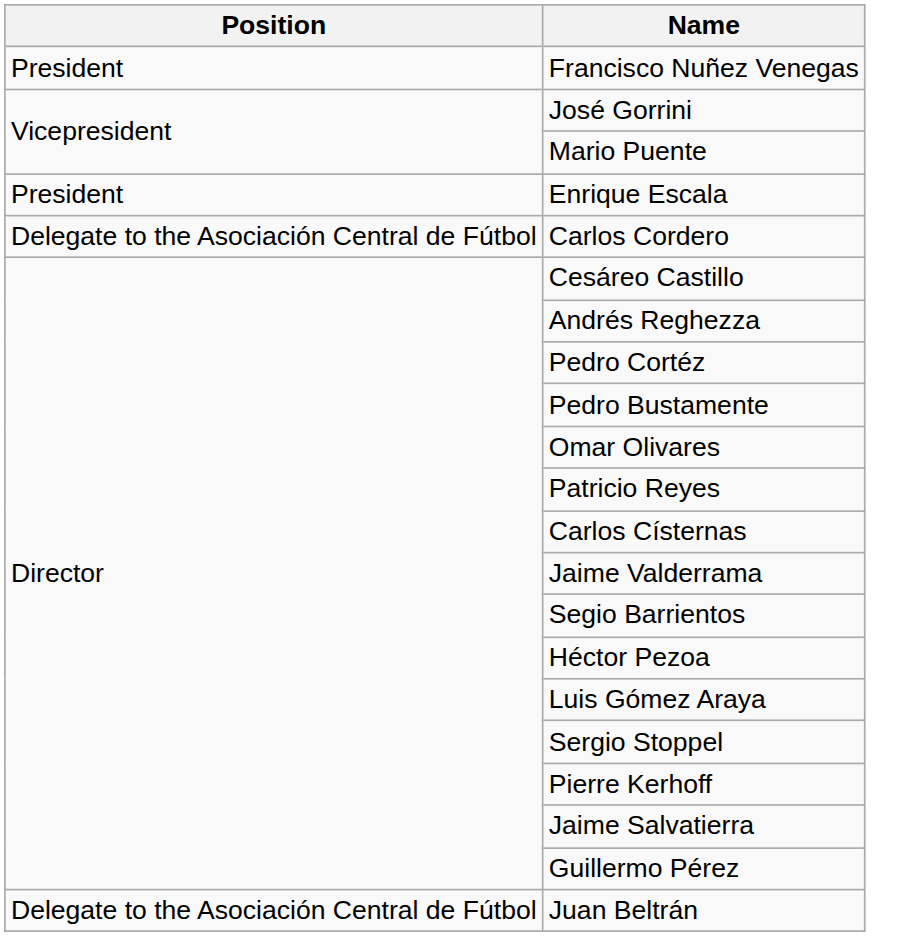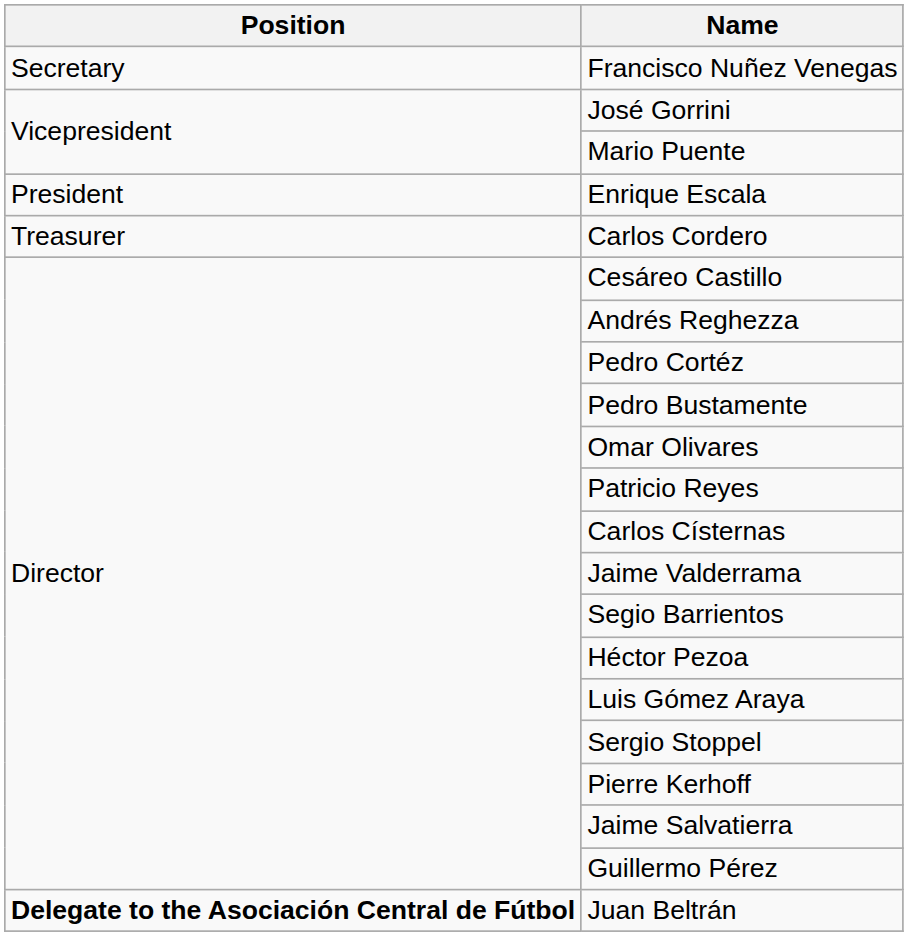(67, 67) President -> (68, 67) Secretary
(274, 236) Delegate to the Asociación Central de Fútbol -> (68, 236) Treasurer
(274, 910) normal -> (293, 910) bold
